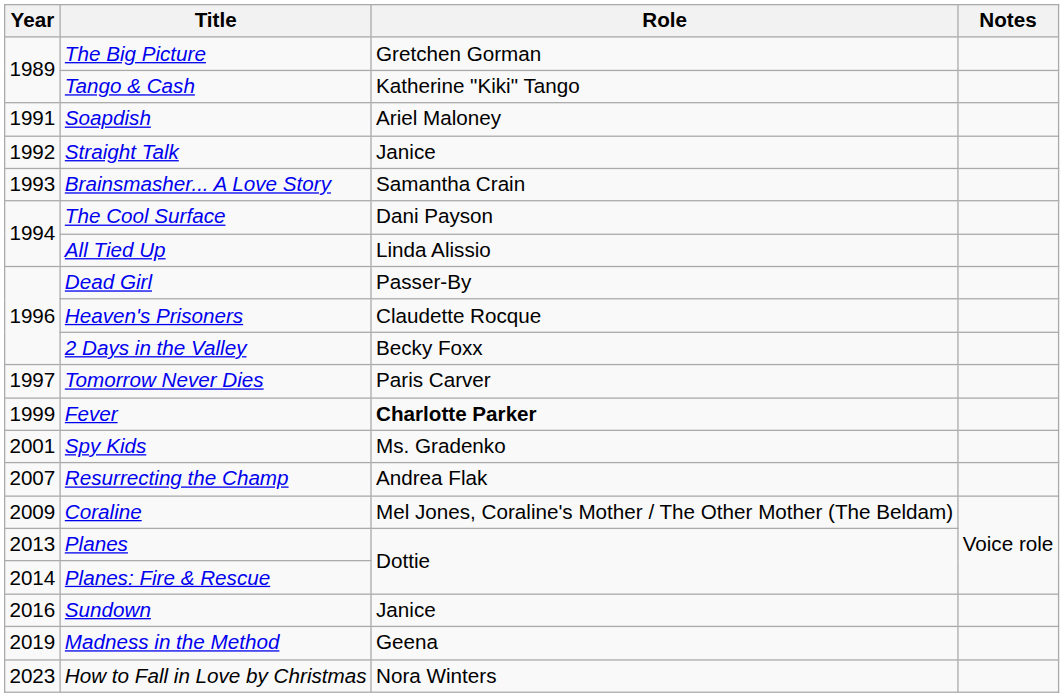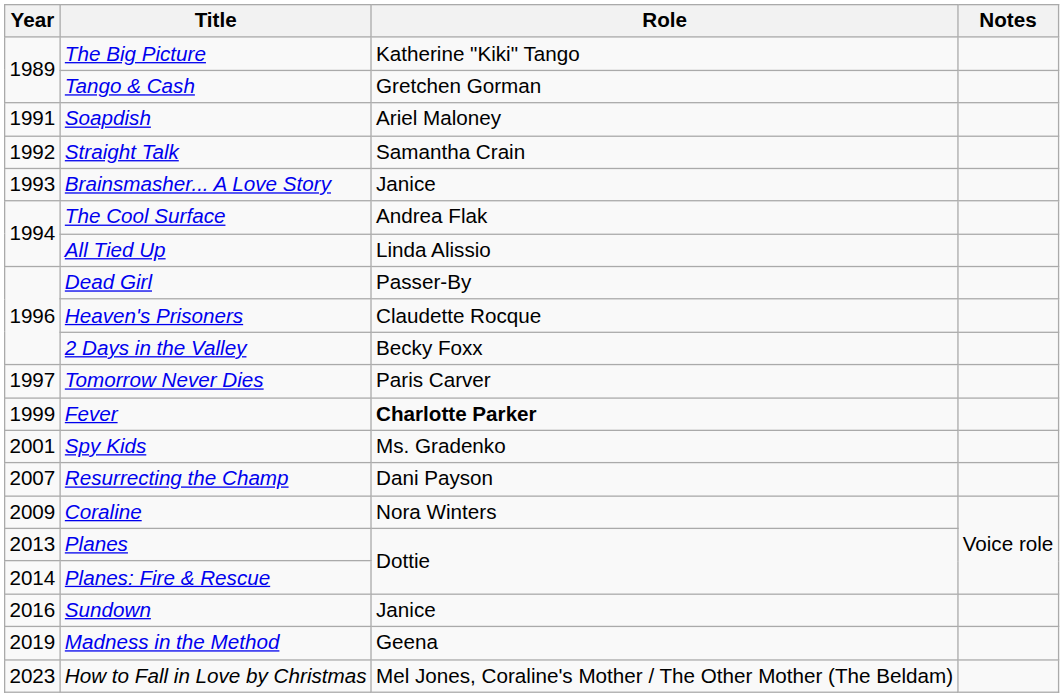(459, 53) Gretchen Gorman -> (478, 53) Katherine "Kiki" Tango
(478, 86) Katherine "Kiki" Tango -> (459, 86) Gretchen Gorman
(406, 151) Janice -> (451, 151) Samantha Crain
(451, 184) Samantha Crain -> (406, 184) Janice
(435, 217) Dani Payson -> (432, 217) Andrea Flak
(432, 479) Andrea Flak -> (435, 479) Dani Payson
(665, 511) Mel Jones, Coraline's Mother / The Other Mother (The Beldam) -> (436, 511) Nora Winters
(436, 675) Nora Winters -> (665, 675) Mel Jones, Coraline's Mother / The Other Mother (The Beldam)
